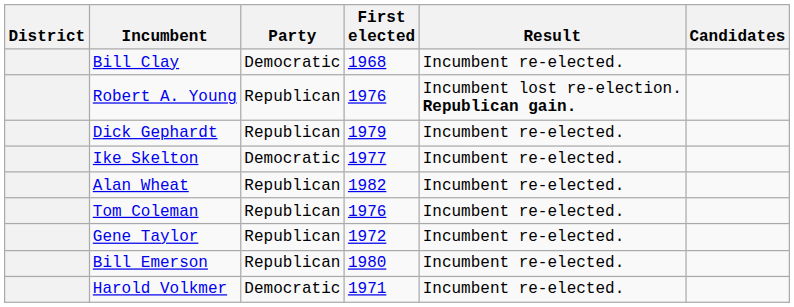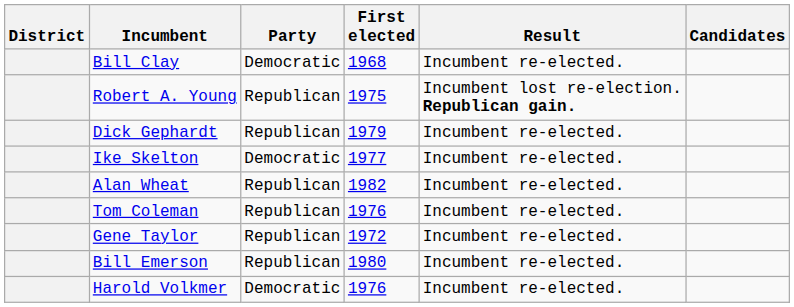(367, 97) 1976 -> (367, 97) 1975
(367, 289) 1971 -> (367, 289) 1976
